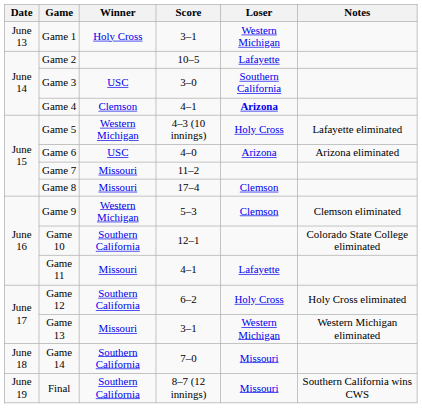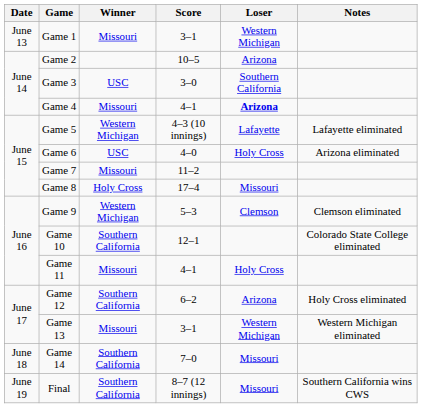(118, 36) Holy Cross -> (118, 36) Missouri
(259, 59) Lafayette -> (259, 59) Arizona
(118, 106) Clemson -> (118, 106) Missouri
(259, 130) Holy Cross -> (259, 130) Lafayette
(259, 153) Arizona -> (259, 153) Holy Cross
(118, 187) Missouri -> (118, 187) Holy Cross
(259, 187) Clemson -> (259, 187) Missouri
(259, 270) Lafayette -> (259, 270) Holy Cross
(259, 299) Holy Cross -> (259, 299) Arizona
